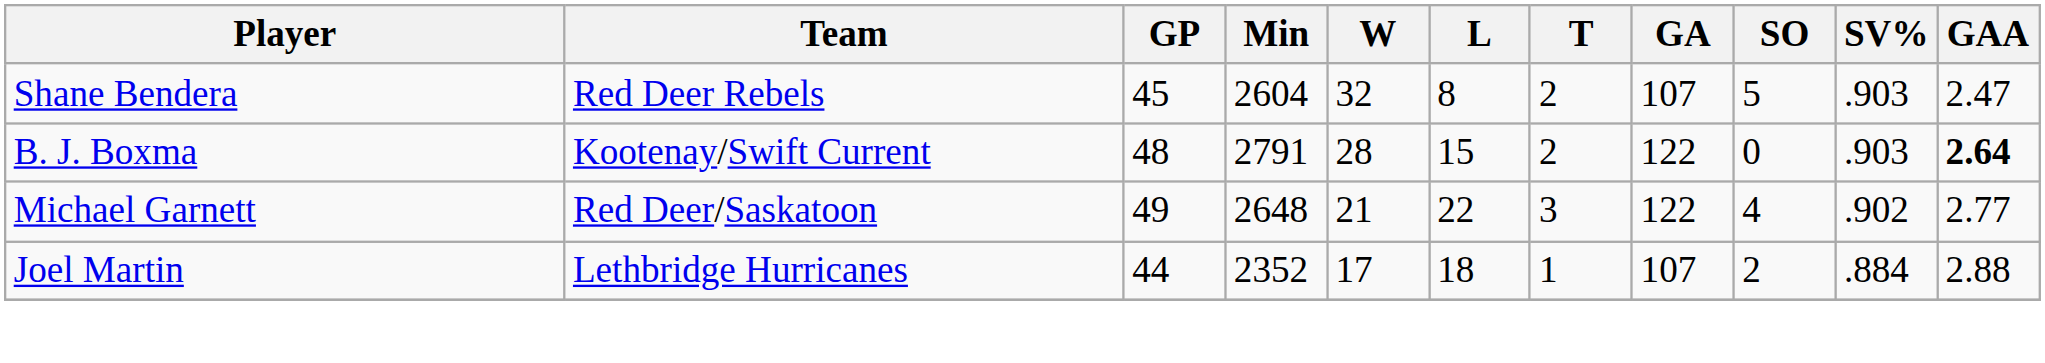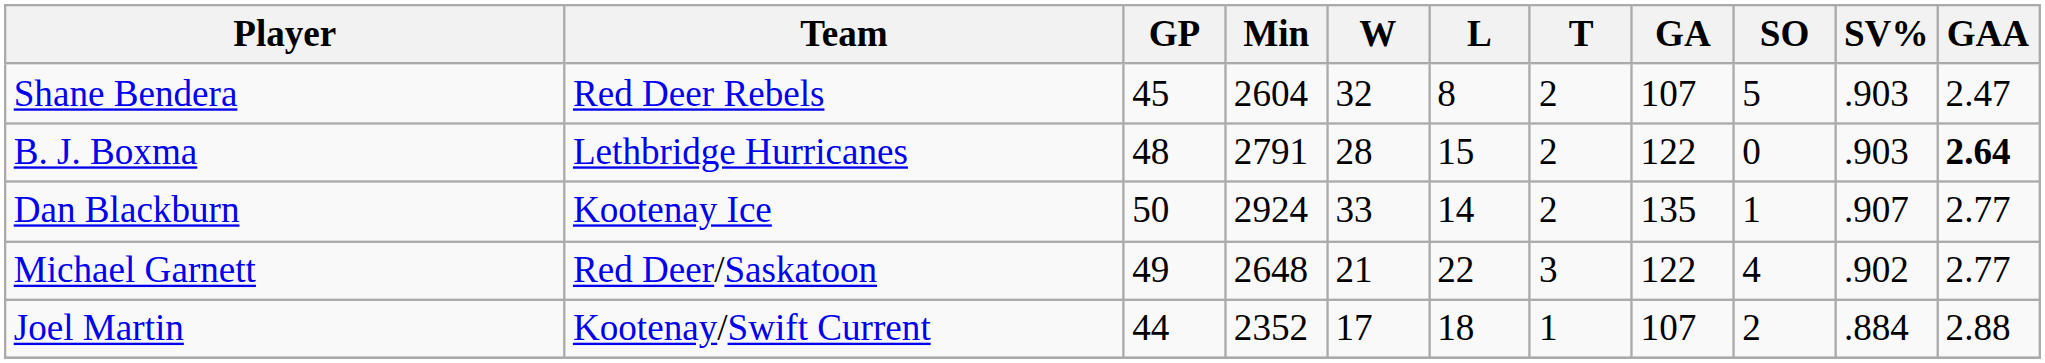(752, 151) Kootenay/Swift Current -> (740, 151) Lethbridge Hurricanes
+ row: (127, 210)
(740, 269) Lethbridge Hurricanes -> (752, 328) Kootenay/Swift Current
